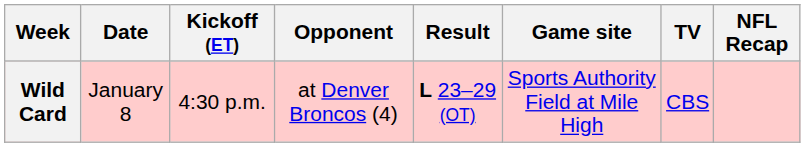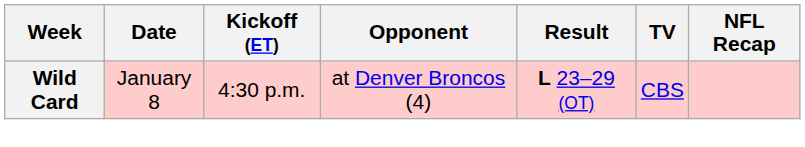- column: (582, 32)
